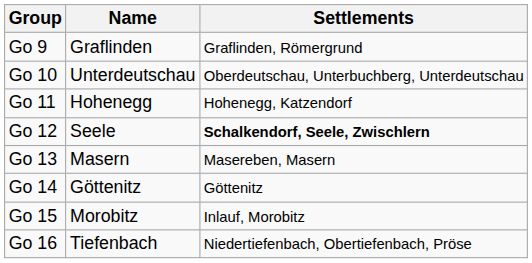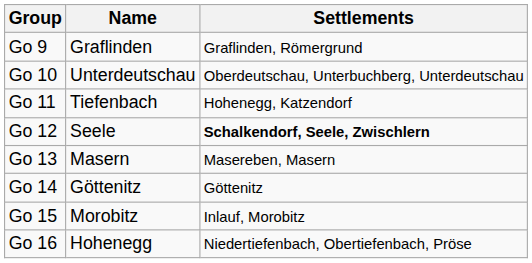(111, 103) Hohenegg -> (114, 103) Tiefenbach
(114, 243) Tiefenbach -> (111, 243) Hohenegg
